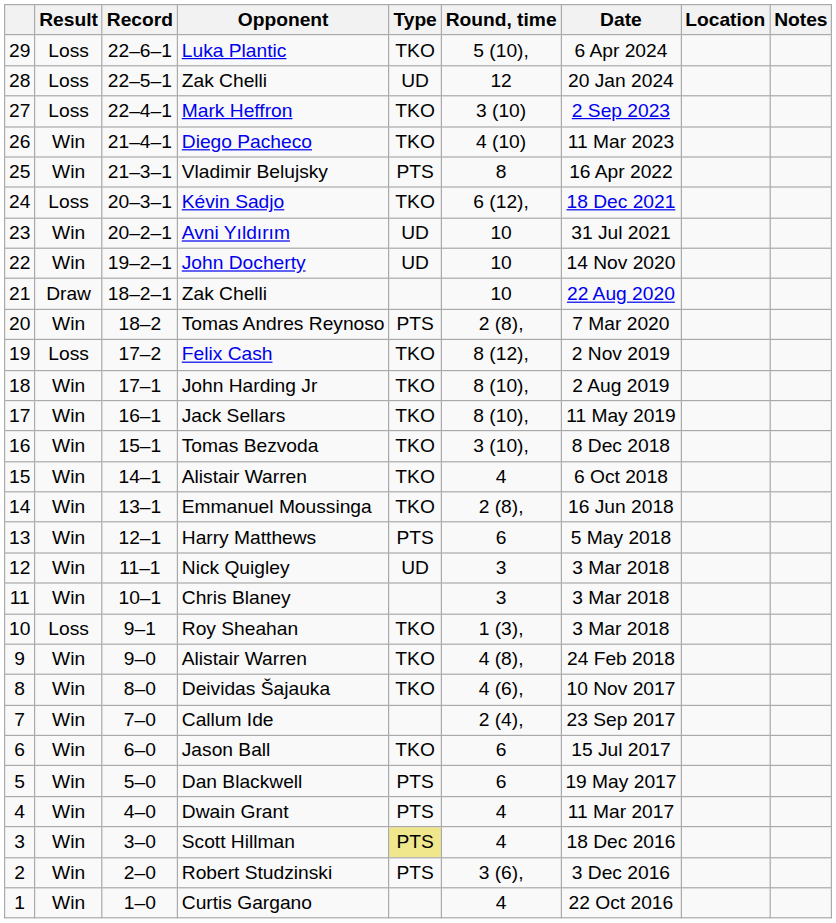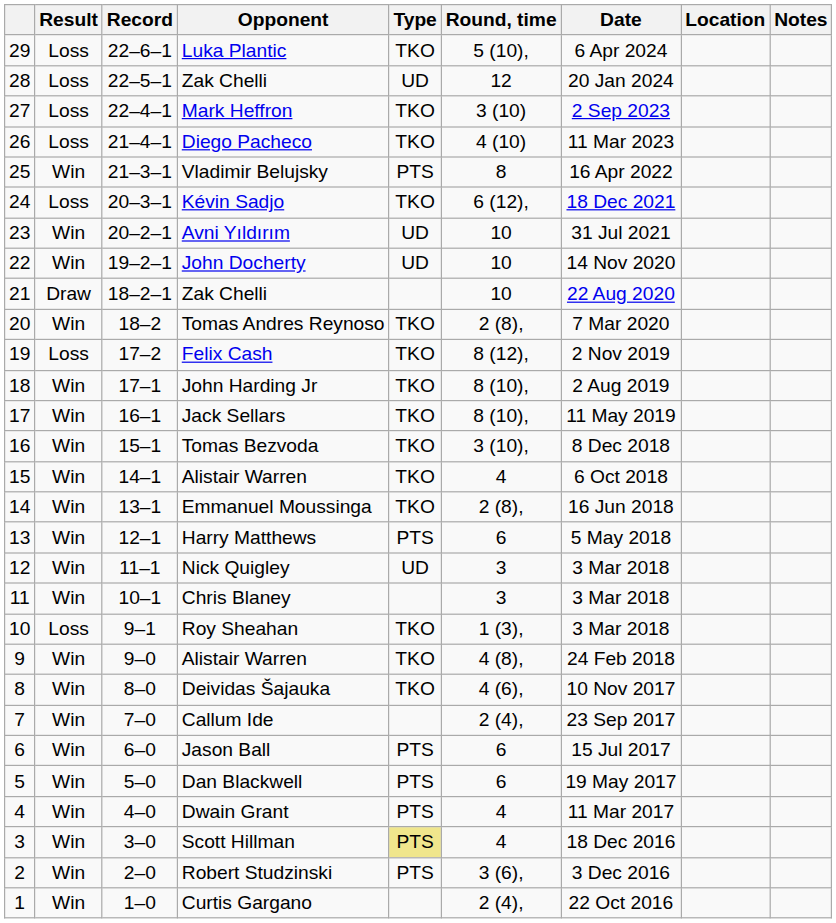(69, 141) Win -> (69, 141) Loss
(415, 324) PTS -> (415, 324) TKO
(415, 750) TKO -> (415, 750) PTS
(501, 902) 4 -> (501, 902) 2 (4),
